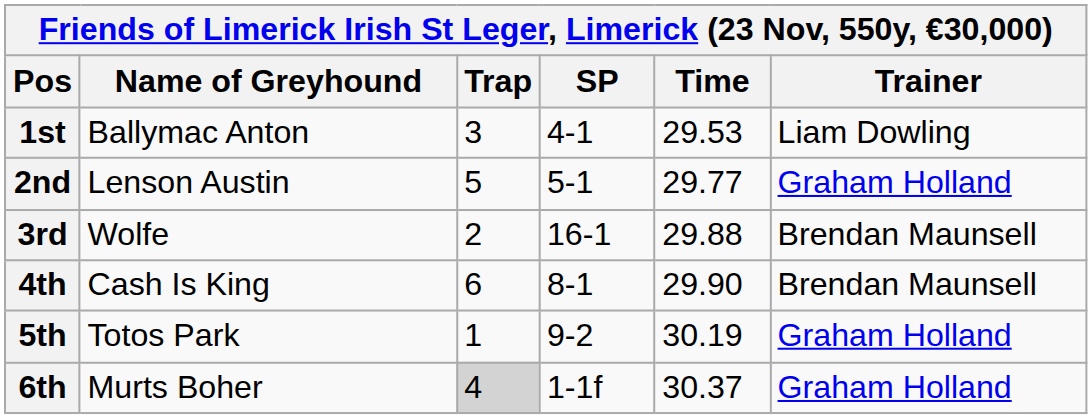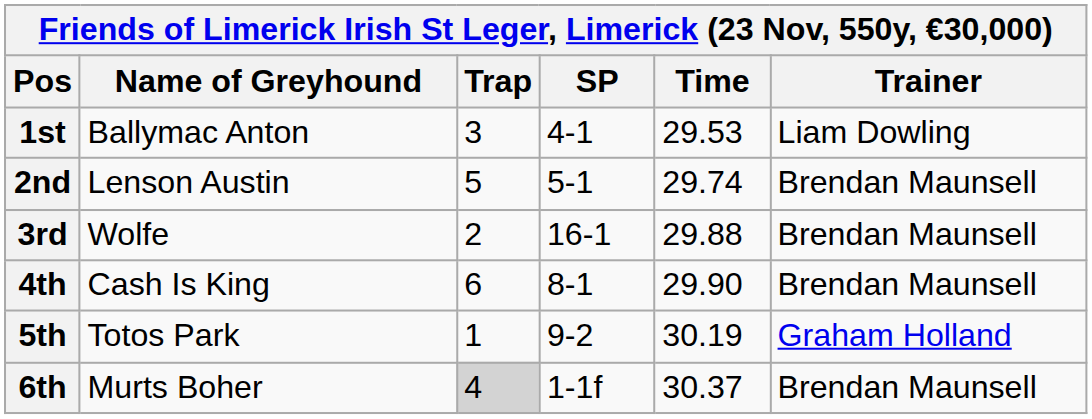(702, 183) 29.77 -> (702, 183) 29.74
(895, 183) Graham Holland -> (907, 183) Brendan Maunsell
(895, 387) Graham Holland -> (907, 387) Brendan Maunsell
